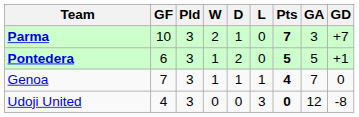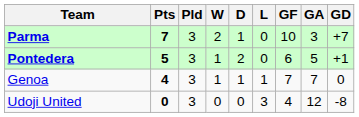columns swapped: (287, 15) <-> (164, 15)
